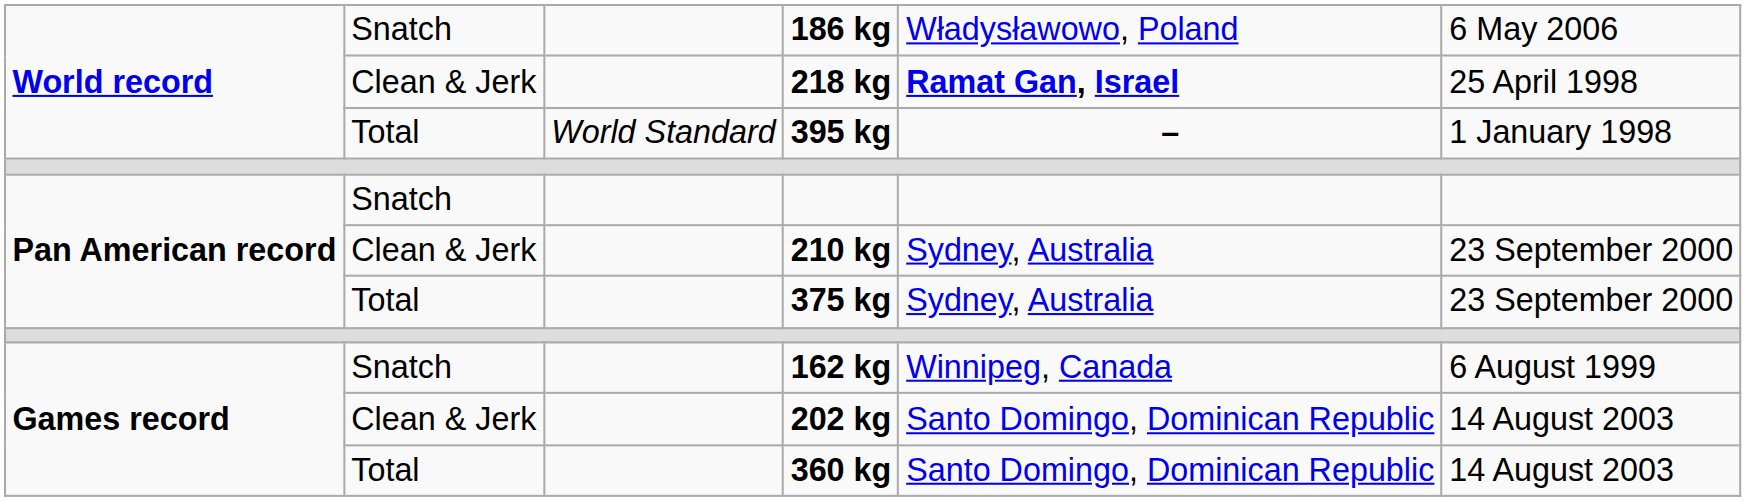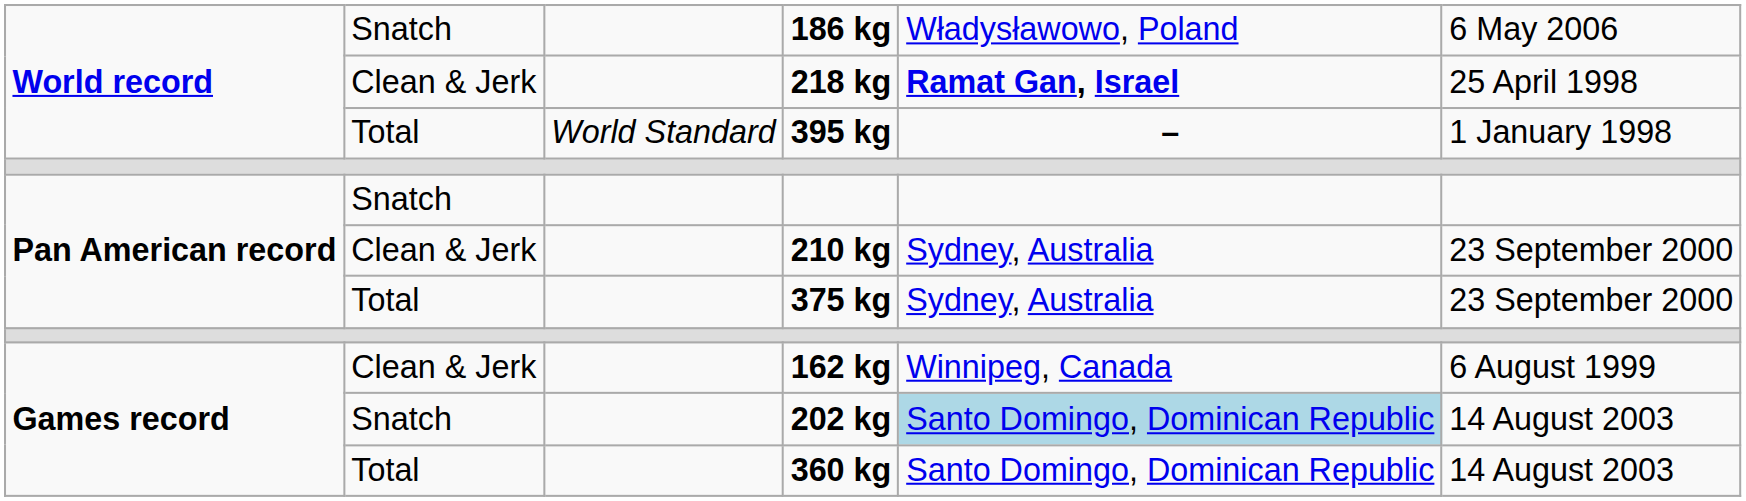(402, 367) Snatch -> (444, 367) Clean & Jerk
(444, 418) Clean & Jerk -> (402, 418) Snatch
(1170, 418) no background -> (1170, 418) lightblue background
